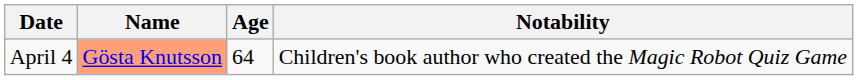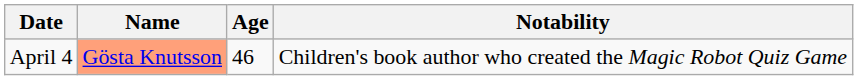(243, 56) 64 -> (243, 56) 46
